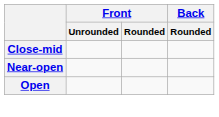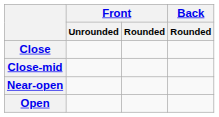+ row: (35, 49)
